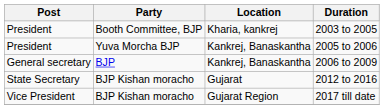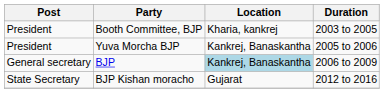(259, 63) no background -> (259, 63) lightblue background
- row: (345, 96)
